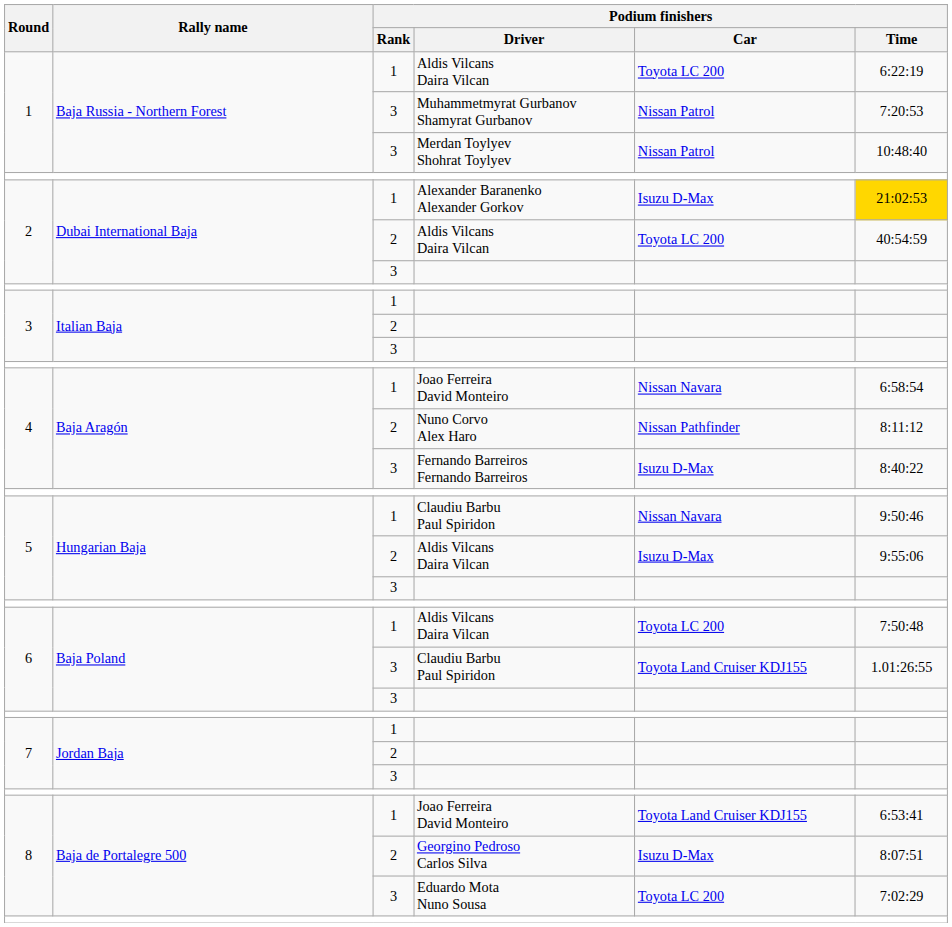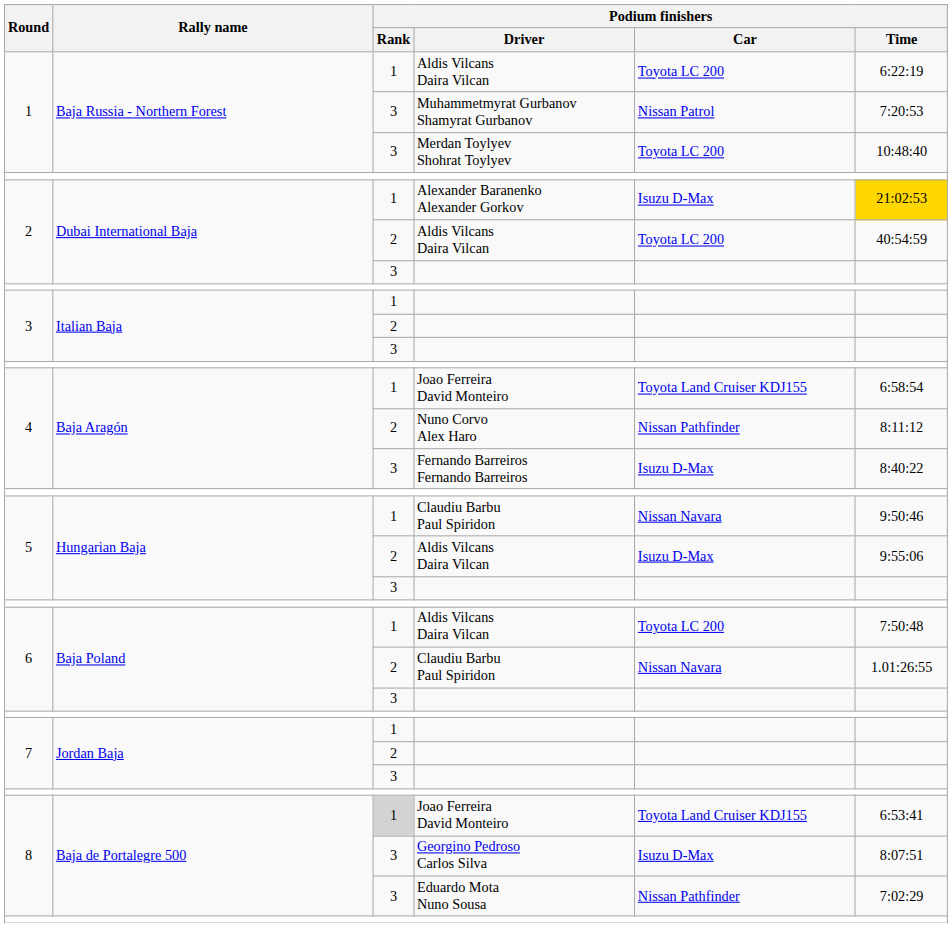(676, 152) Nissan Patrol -> (681, 152) Toyota LC 200
(680, 387) Nissan Navara -> (722, 387) Toyota Land Cruiser KDJ155
(393, 666) 3 -> (393, 666) 2
(722, 666) Toyota Land Cruiser KDJ155 -> (680, 666) Nissan Navara
(393, 815) no background -> (393, 815) lightgrey background
(393, 855) 2 -> (393, 855) 3
(681, 895) Toyota LC 200 -> (689, 895) Nissan Pathfinder
